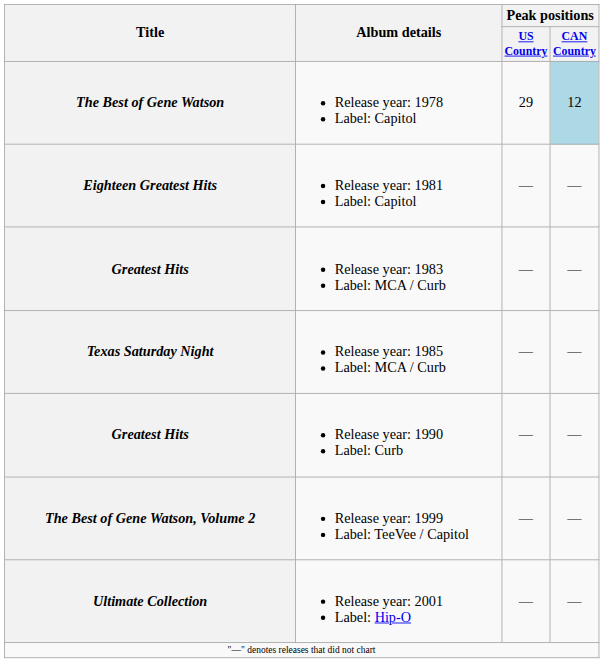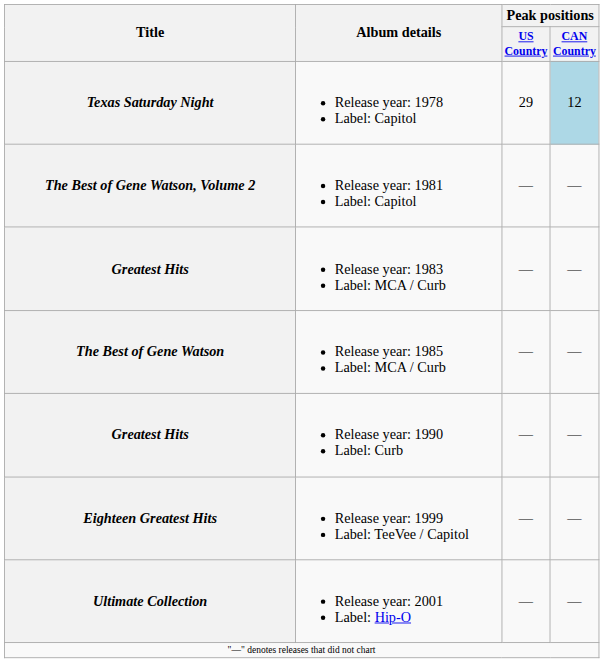(150, 102) The Best of Gene Watson -> (150, 102) Texas Saturday Night
(150, 185) Eighteen Greatest Hits -> (150, 185) The Best of Gene Watson, Volume 2
(150, 352) Texas Saturday Night -> (150, 352) The Best of Gene Watson
(150, 518) The Best of Gene Watson, Volume 2 -> (150, 518) Eighteen Greatest Hits
